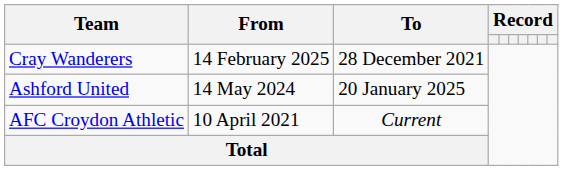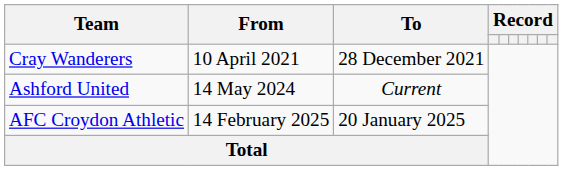(261, 59) 14 February 2025 -> (246, 59) 10 April 2021
(402, 89) 20 January 2025 -> (411, 89) Current
(246, 119) 10 April 2021 -> (261, 119) 14 February 2025
(411, 119) Current -> (402, 119) 20 January 2025
